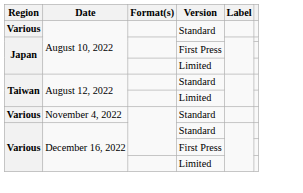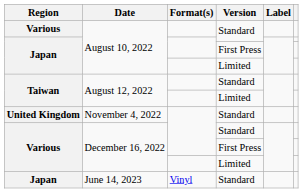(24, 114) Various -> (43, 114) United Kingdom
+ row: (113, 179)
